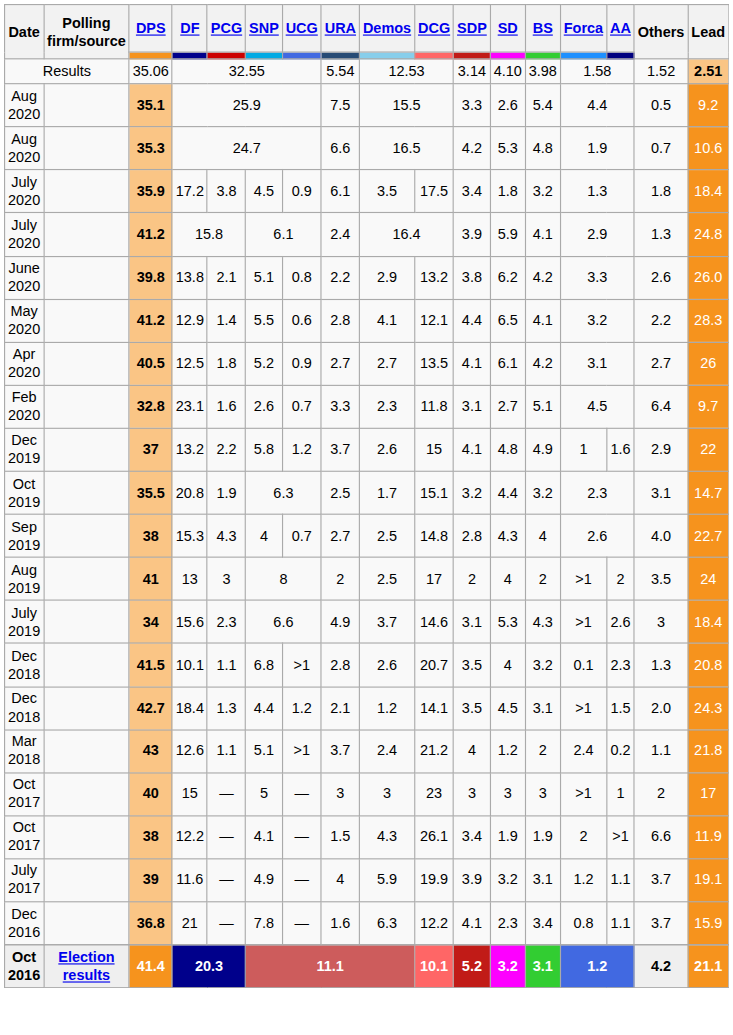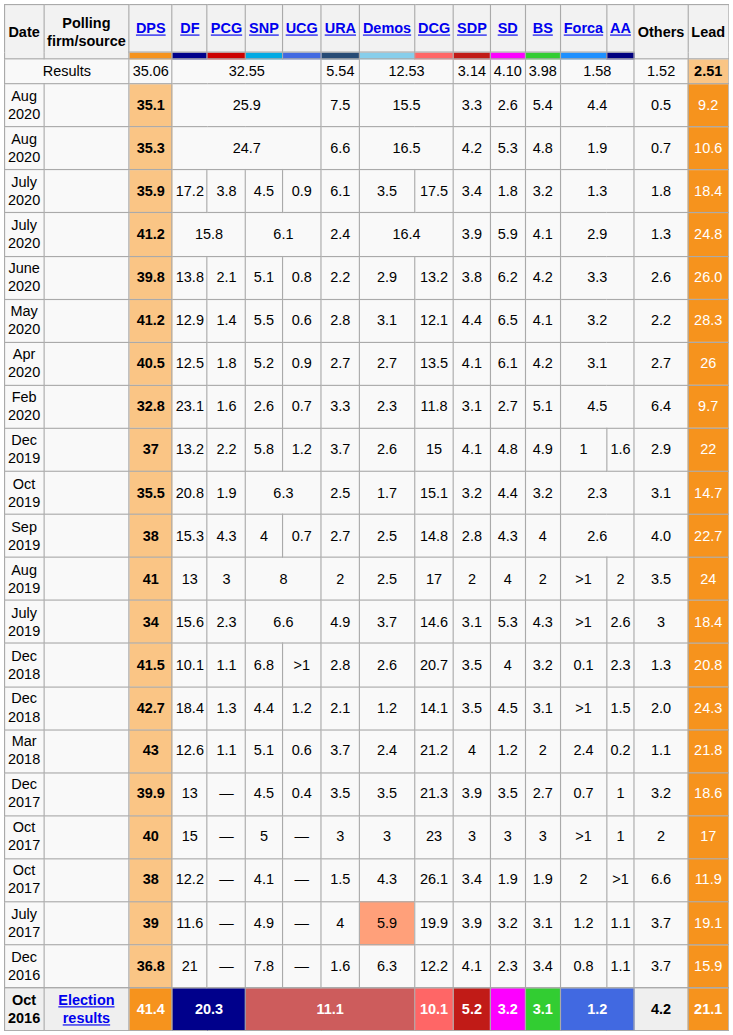(387, 320) 4.1 -> (387, 320) 3.1
(302, 750) >1 -> (302, 750) 0.6
+ row: (151, 793)
(387, 879) no background -> (387, 923) lightsalmon background
